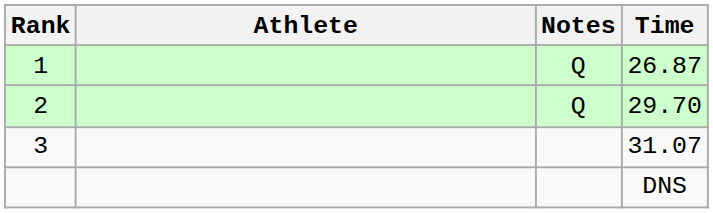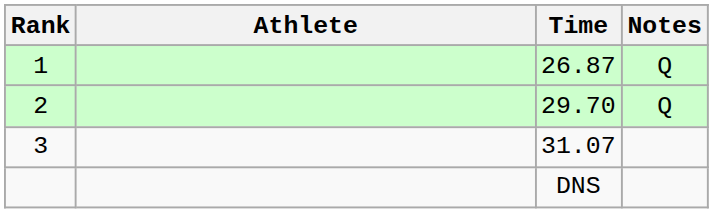columns swapped: (665, 25) <-> (578, 25)
